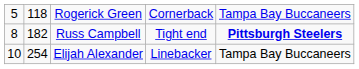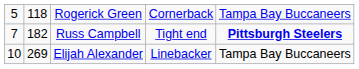(14, 34) 8 -> (14, 34) 7
(37, 53) 254 -> (37, 53) 269
